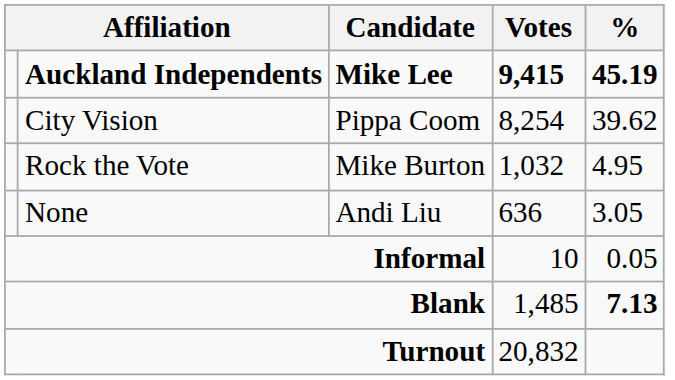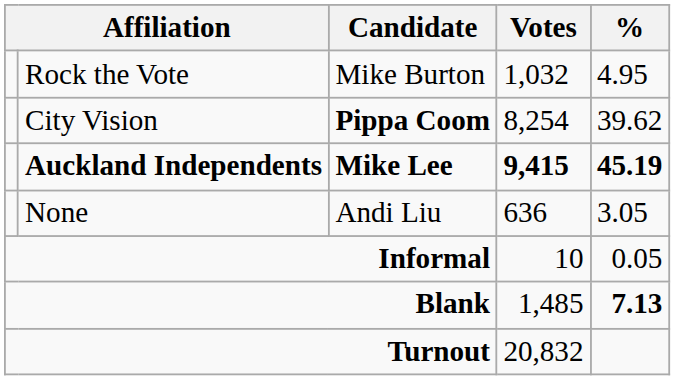rows swapped: (174, 73) <-> (107, 166)
(408, 119) normal -> (413, 119) bold
